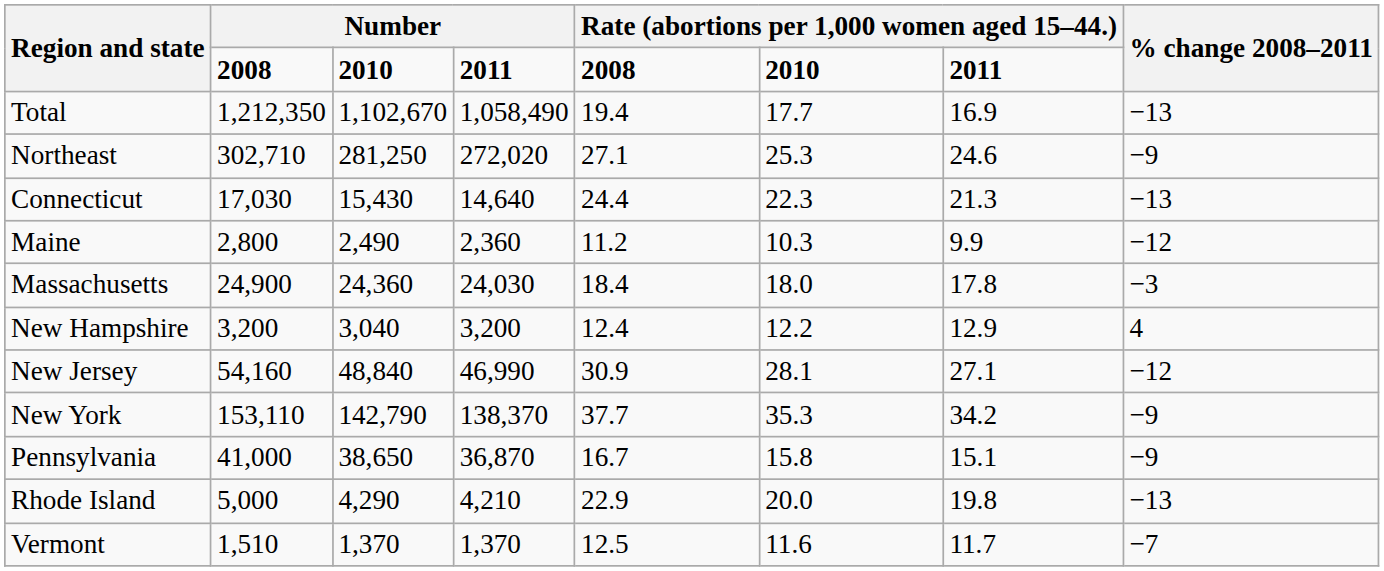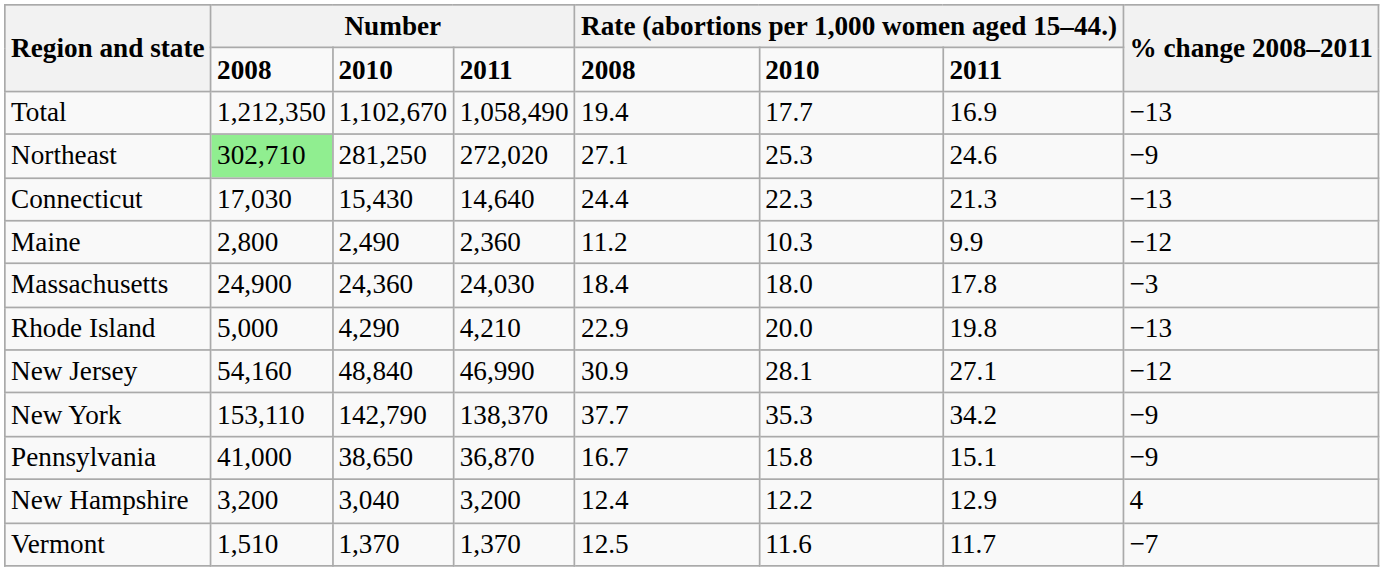(261, 155) no background -> (261, 155) lightgreen background
rows swapped: (100, 328) <-> (83, 500)
